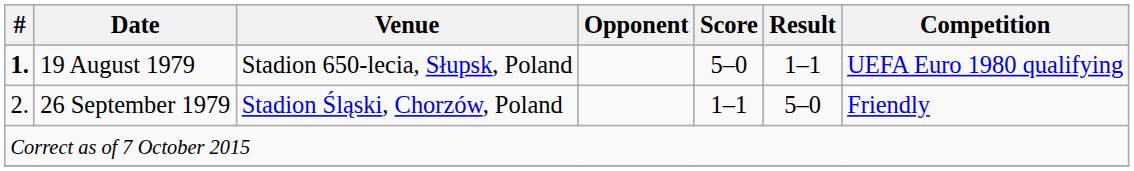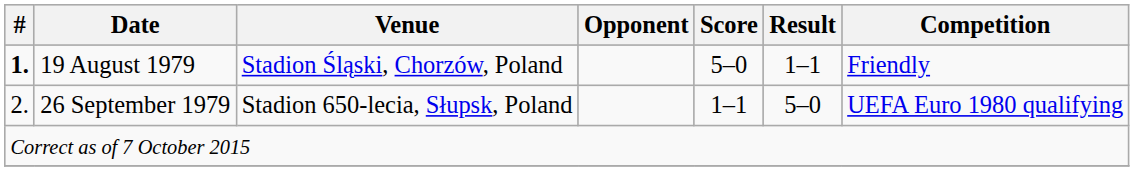(407, 65) Stadion 650-lecia, Słupsk, Poland -> (402, 65) Stadion Śląski, Chorzów, Poland
(985, 65) UEFA Euro 1980 qualifying -> (889, 65) Friendly
(402, 105) Stadion Śląski, Chorzów, Poland -> (407, 105) Stadion 650-lecia, Słupsk, Poland
(889, 105) Friendly -> (985, 105) UEFA Euro 1980 qualifying
